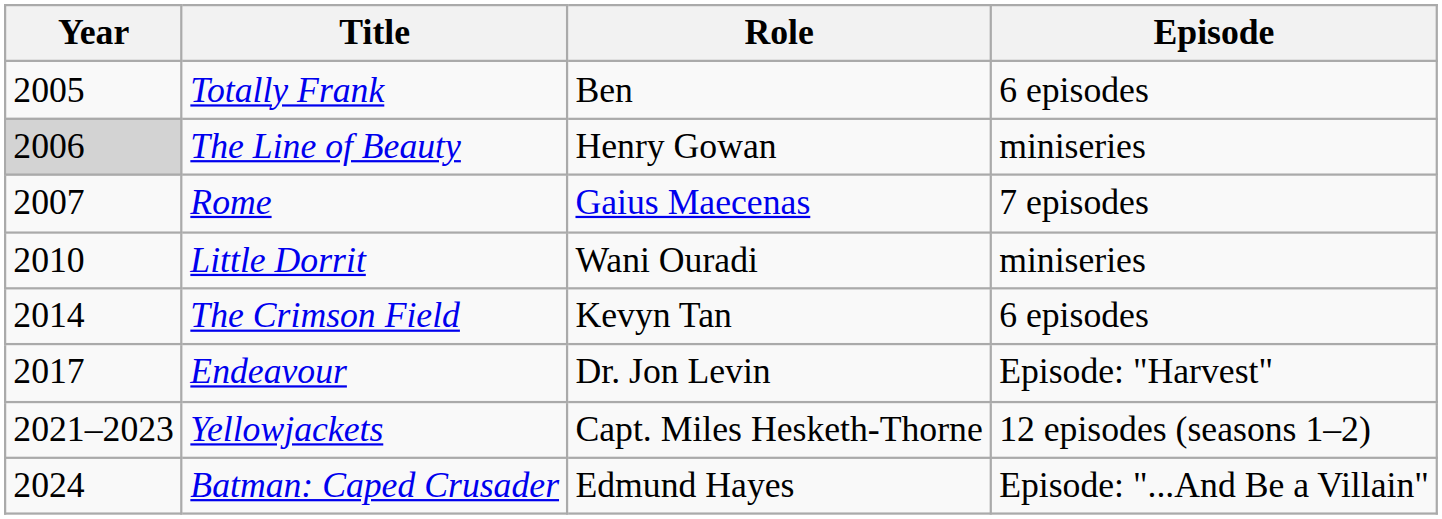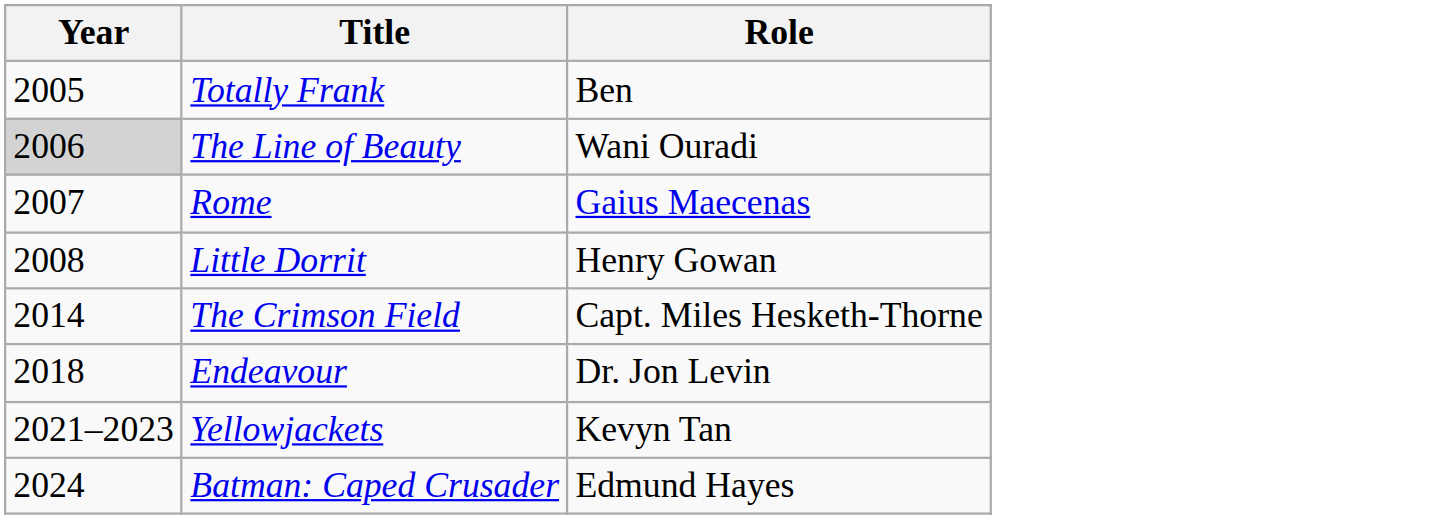- column: (1214, 32)
(676, 145) Henry Gowan -> (667, 145) Wani Ouradi
(49, 259) 2010 -> (49, 259) 2008
(667, 259) Wani Ouradi -> (676, 259) Henry Gowan
(654, 315) Kevyn Tan -> (779, 315) Capt. Miles Hesketh-Thorne
(49, 372) 2017 -> (49, 372) 2018
(779, 428) Capt. Miles Hesketh-Thorne -> (654, 428) Kevyn Tan
